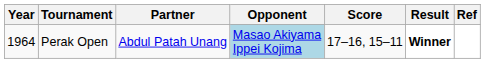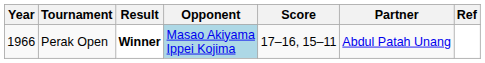columns swapped: (173, 15) <-> (430, 15)
(21, 41) 1964 -> (21, 41) 1966
